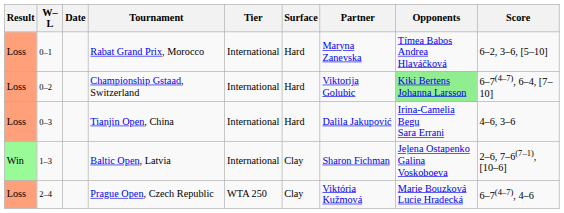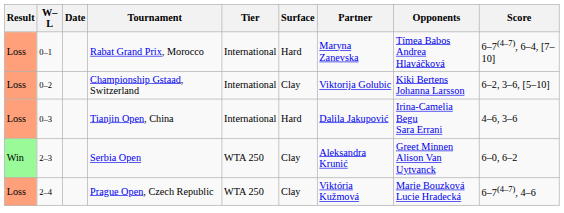(514, 51) 6–2, 3–6, [5–10] -> (518, 51) 6–7(4–7), 6–4, [7–10]
(294, 86) Hard -> (291, 85) Clay
(432, 86) lightgreen background -> (430, 85) no background
(516, 86) 6–7(4–7), 6–4, [7–10] -> (516, 85) 6–2, 3–6, [5–10]
- row: (131, 160)
+ row: (116, 158)
